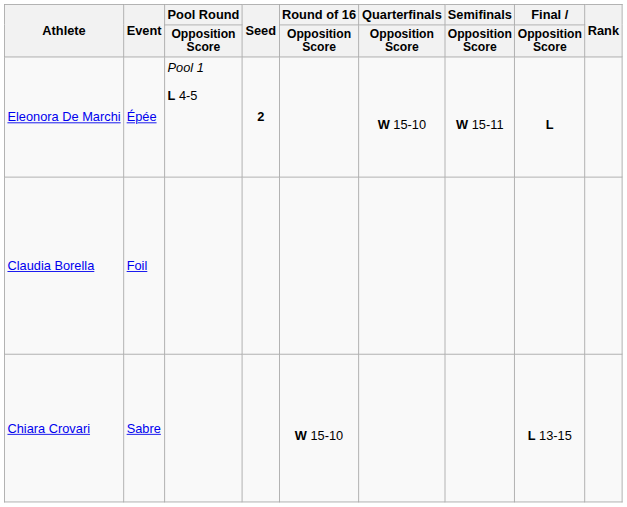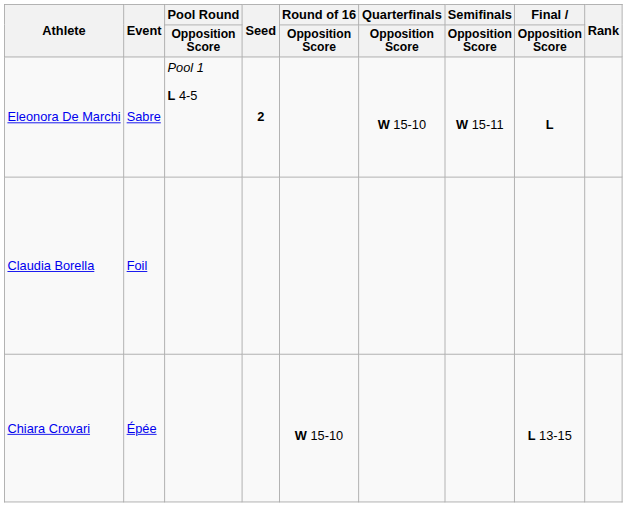(142, 118) Épée -> (144, 118) Sabre
(144, 429) Sabre -> (142, 429) Épée
